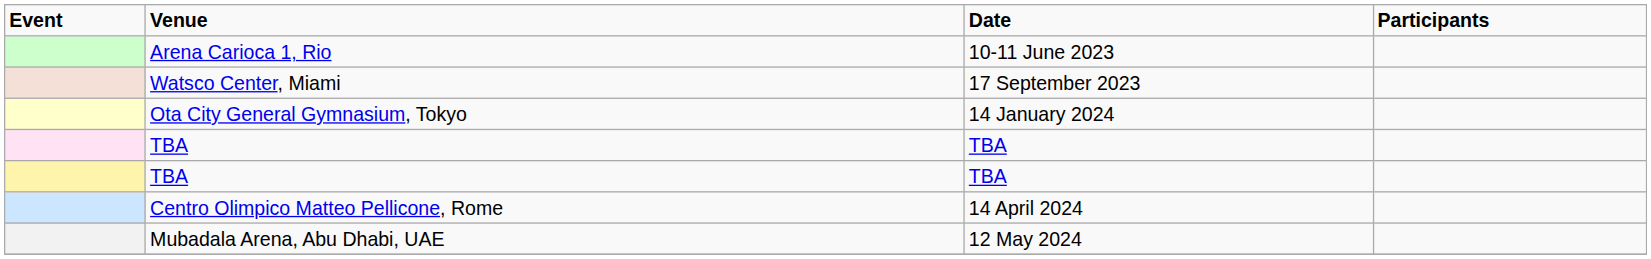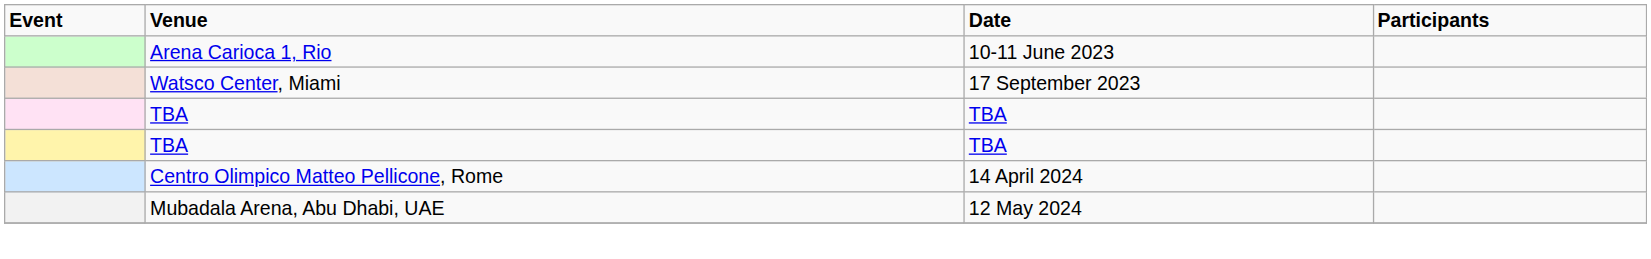- row: (308, 114)
